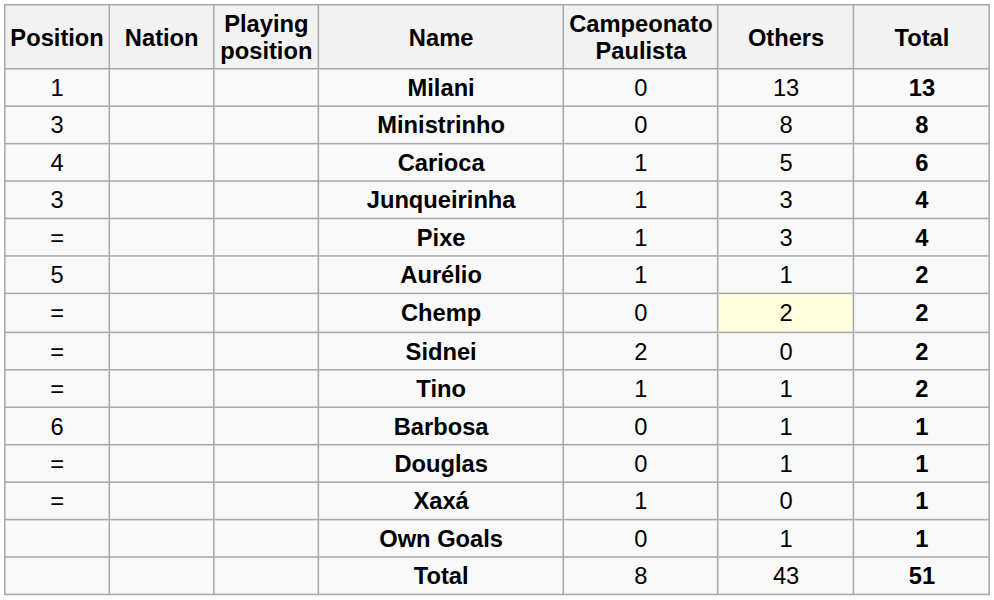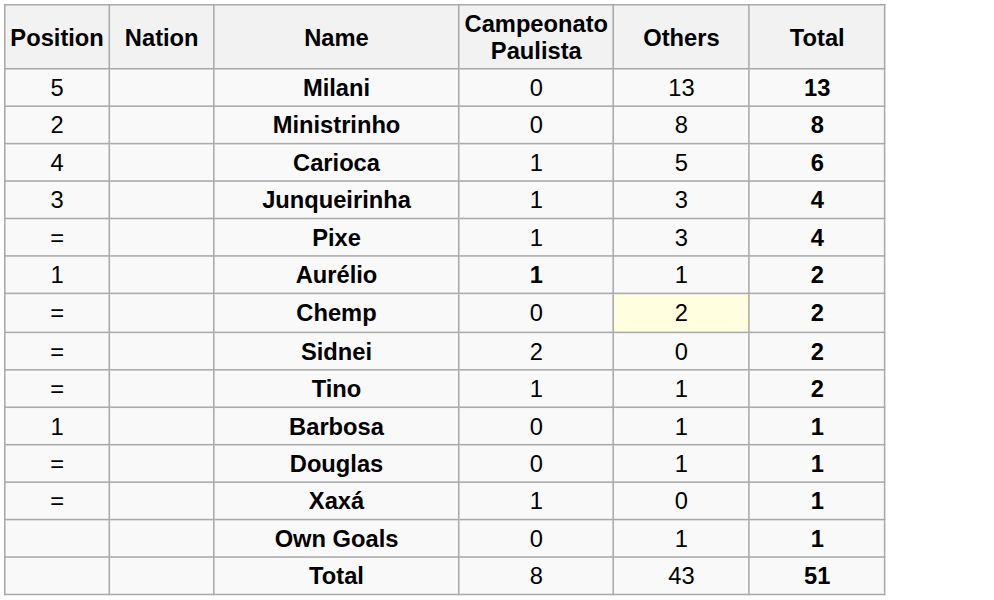- column: (266, 37)
(57, 88) 1 -> (57, 88) 5
(57, 125) 3 -> (57, 125) 2
(57, 275) 5 -> (57, 275) 1
(641, 275) normal -> (536, 275) bold
(57, 426) 6 -> (57, 426) 1
